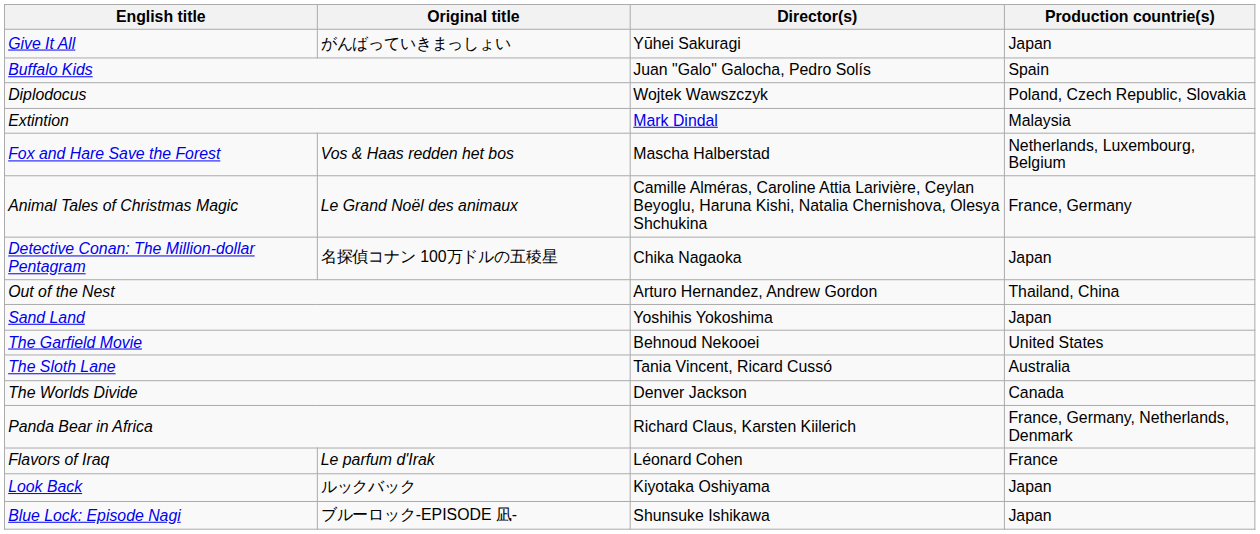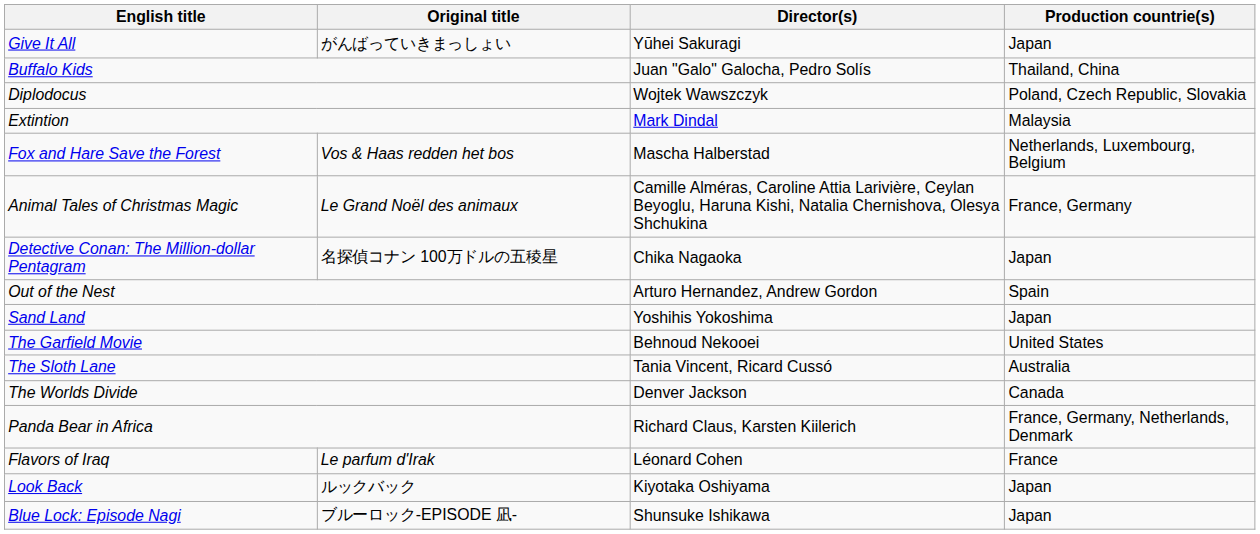(1029, 70) Spain -> (1064, 70) Thailand, China
(1064, 292) Thailand, China -> (1029, 292) Spain
